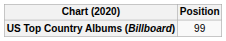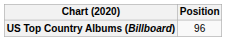(200, 28) 99 -> (200, 28) 96
